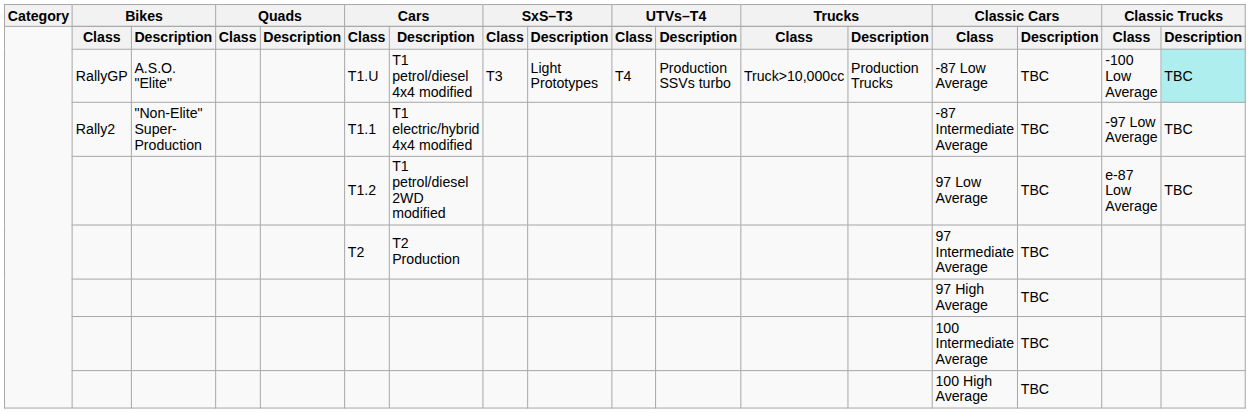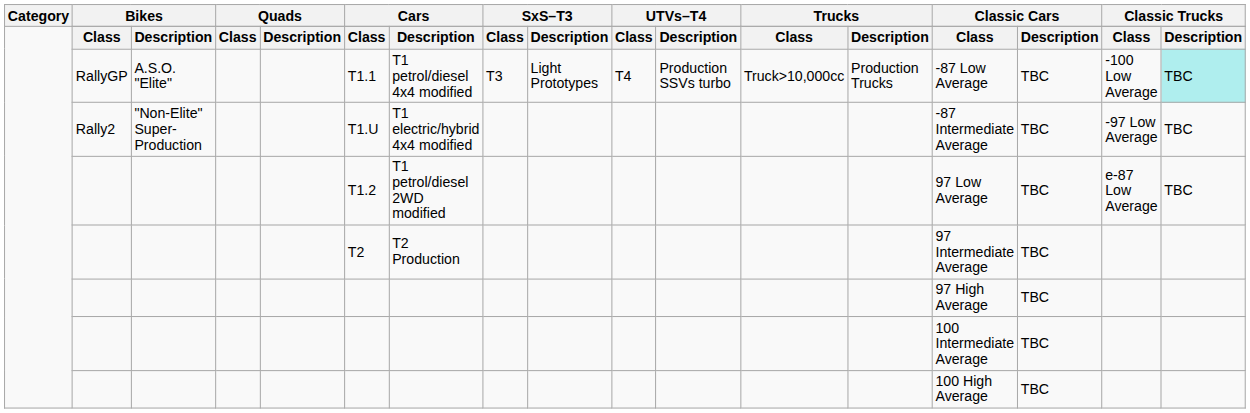(363, 75) T1.U -> (362, 75) T1.1
(362, 129) T1.1 -> (363, 129) T1.U
